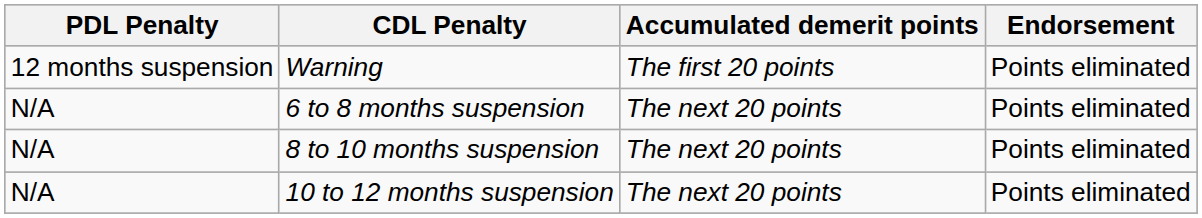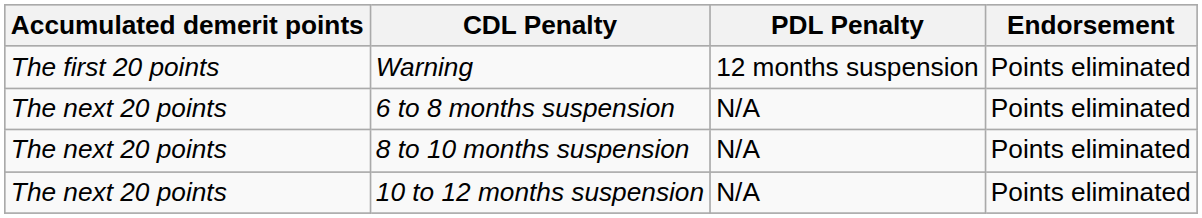columns swapped: (802, 25) <-> (142, 25)
